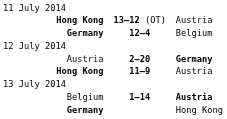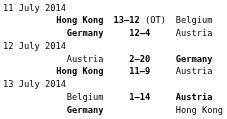(194, 20) Austria -> (194, 20) Belgium
(194, 33) Belgium -> (194, 33) Austria
